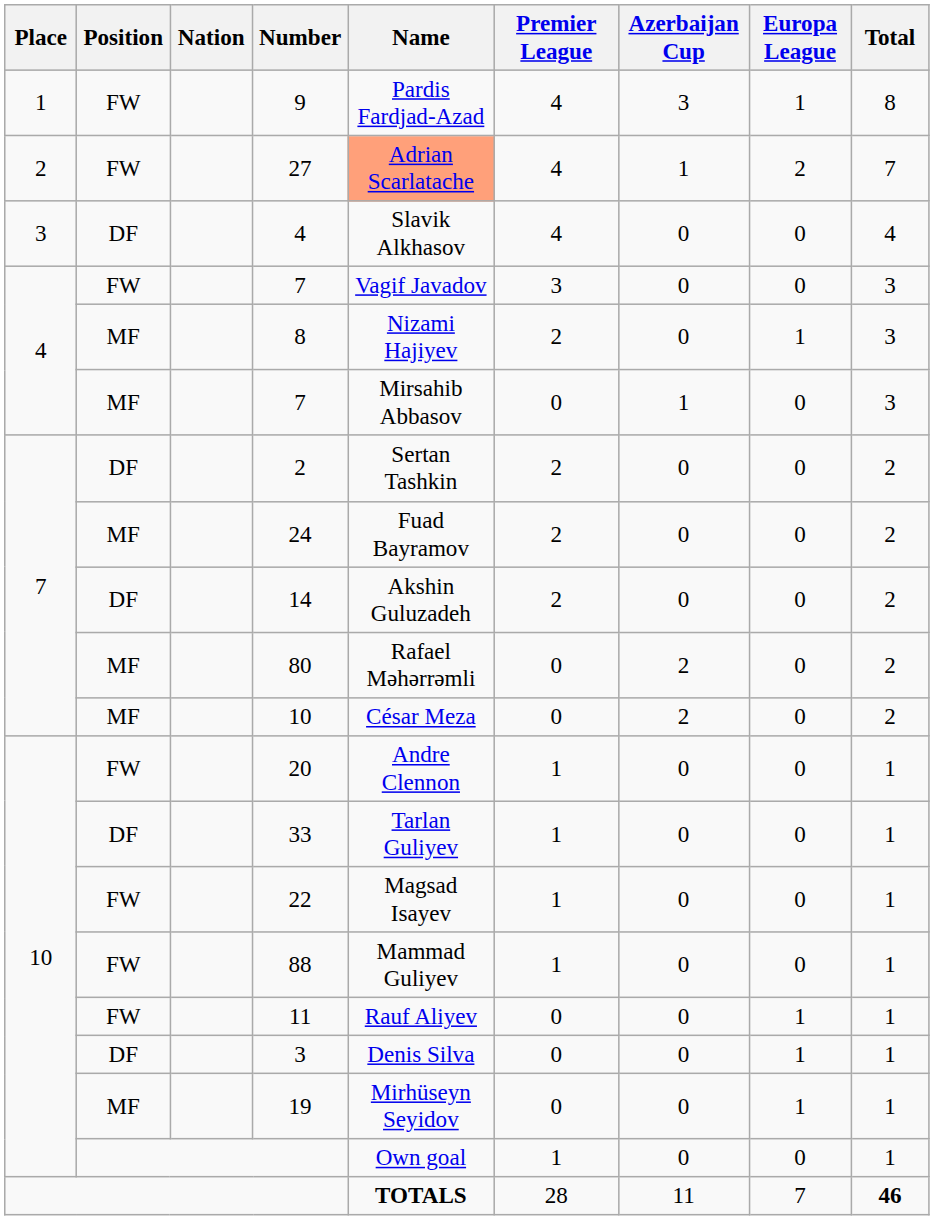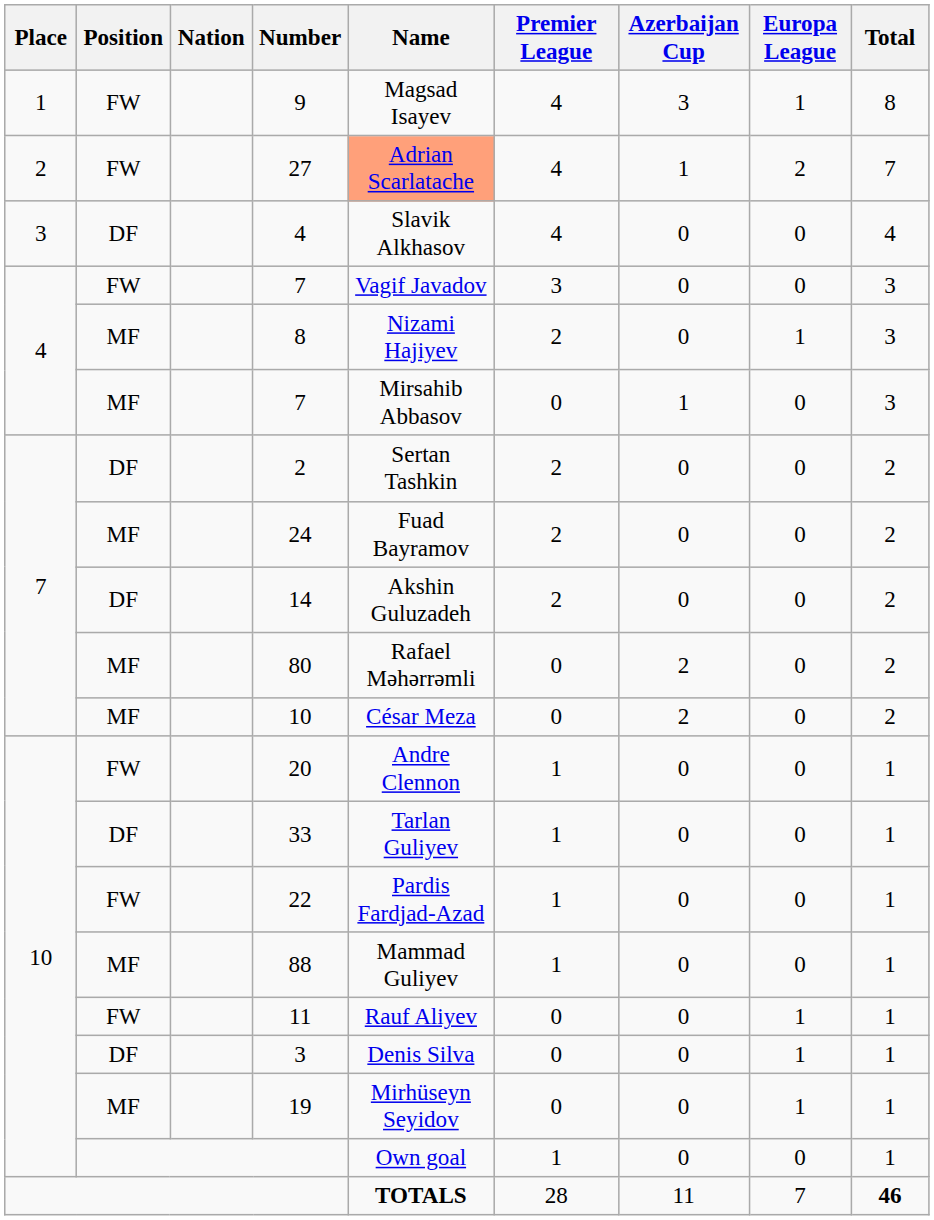(421, 102) Pardis Fardjad-Azad -> (421, 102) Magsad Isayev
(421, 899) Magsad Isayev -> (421, 899) Pardis Fardjad-Azad
(123, 964) FW -> (123, 964) MF
